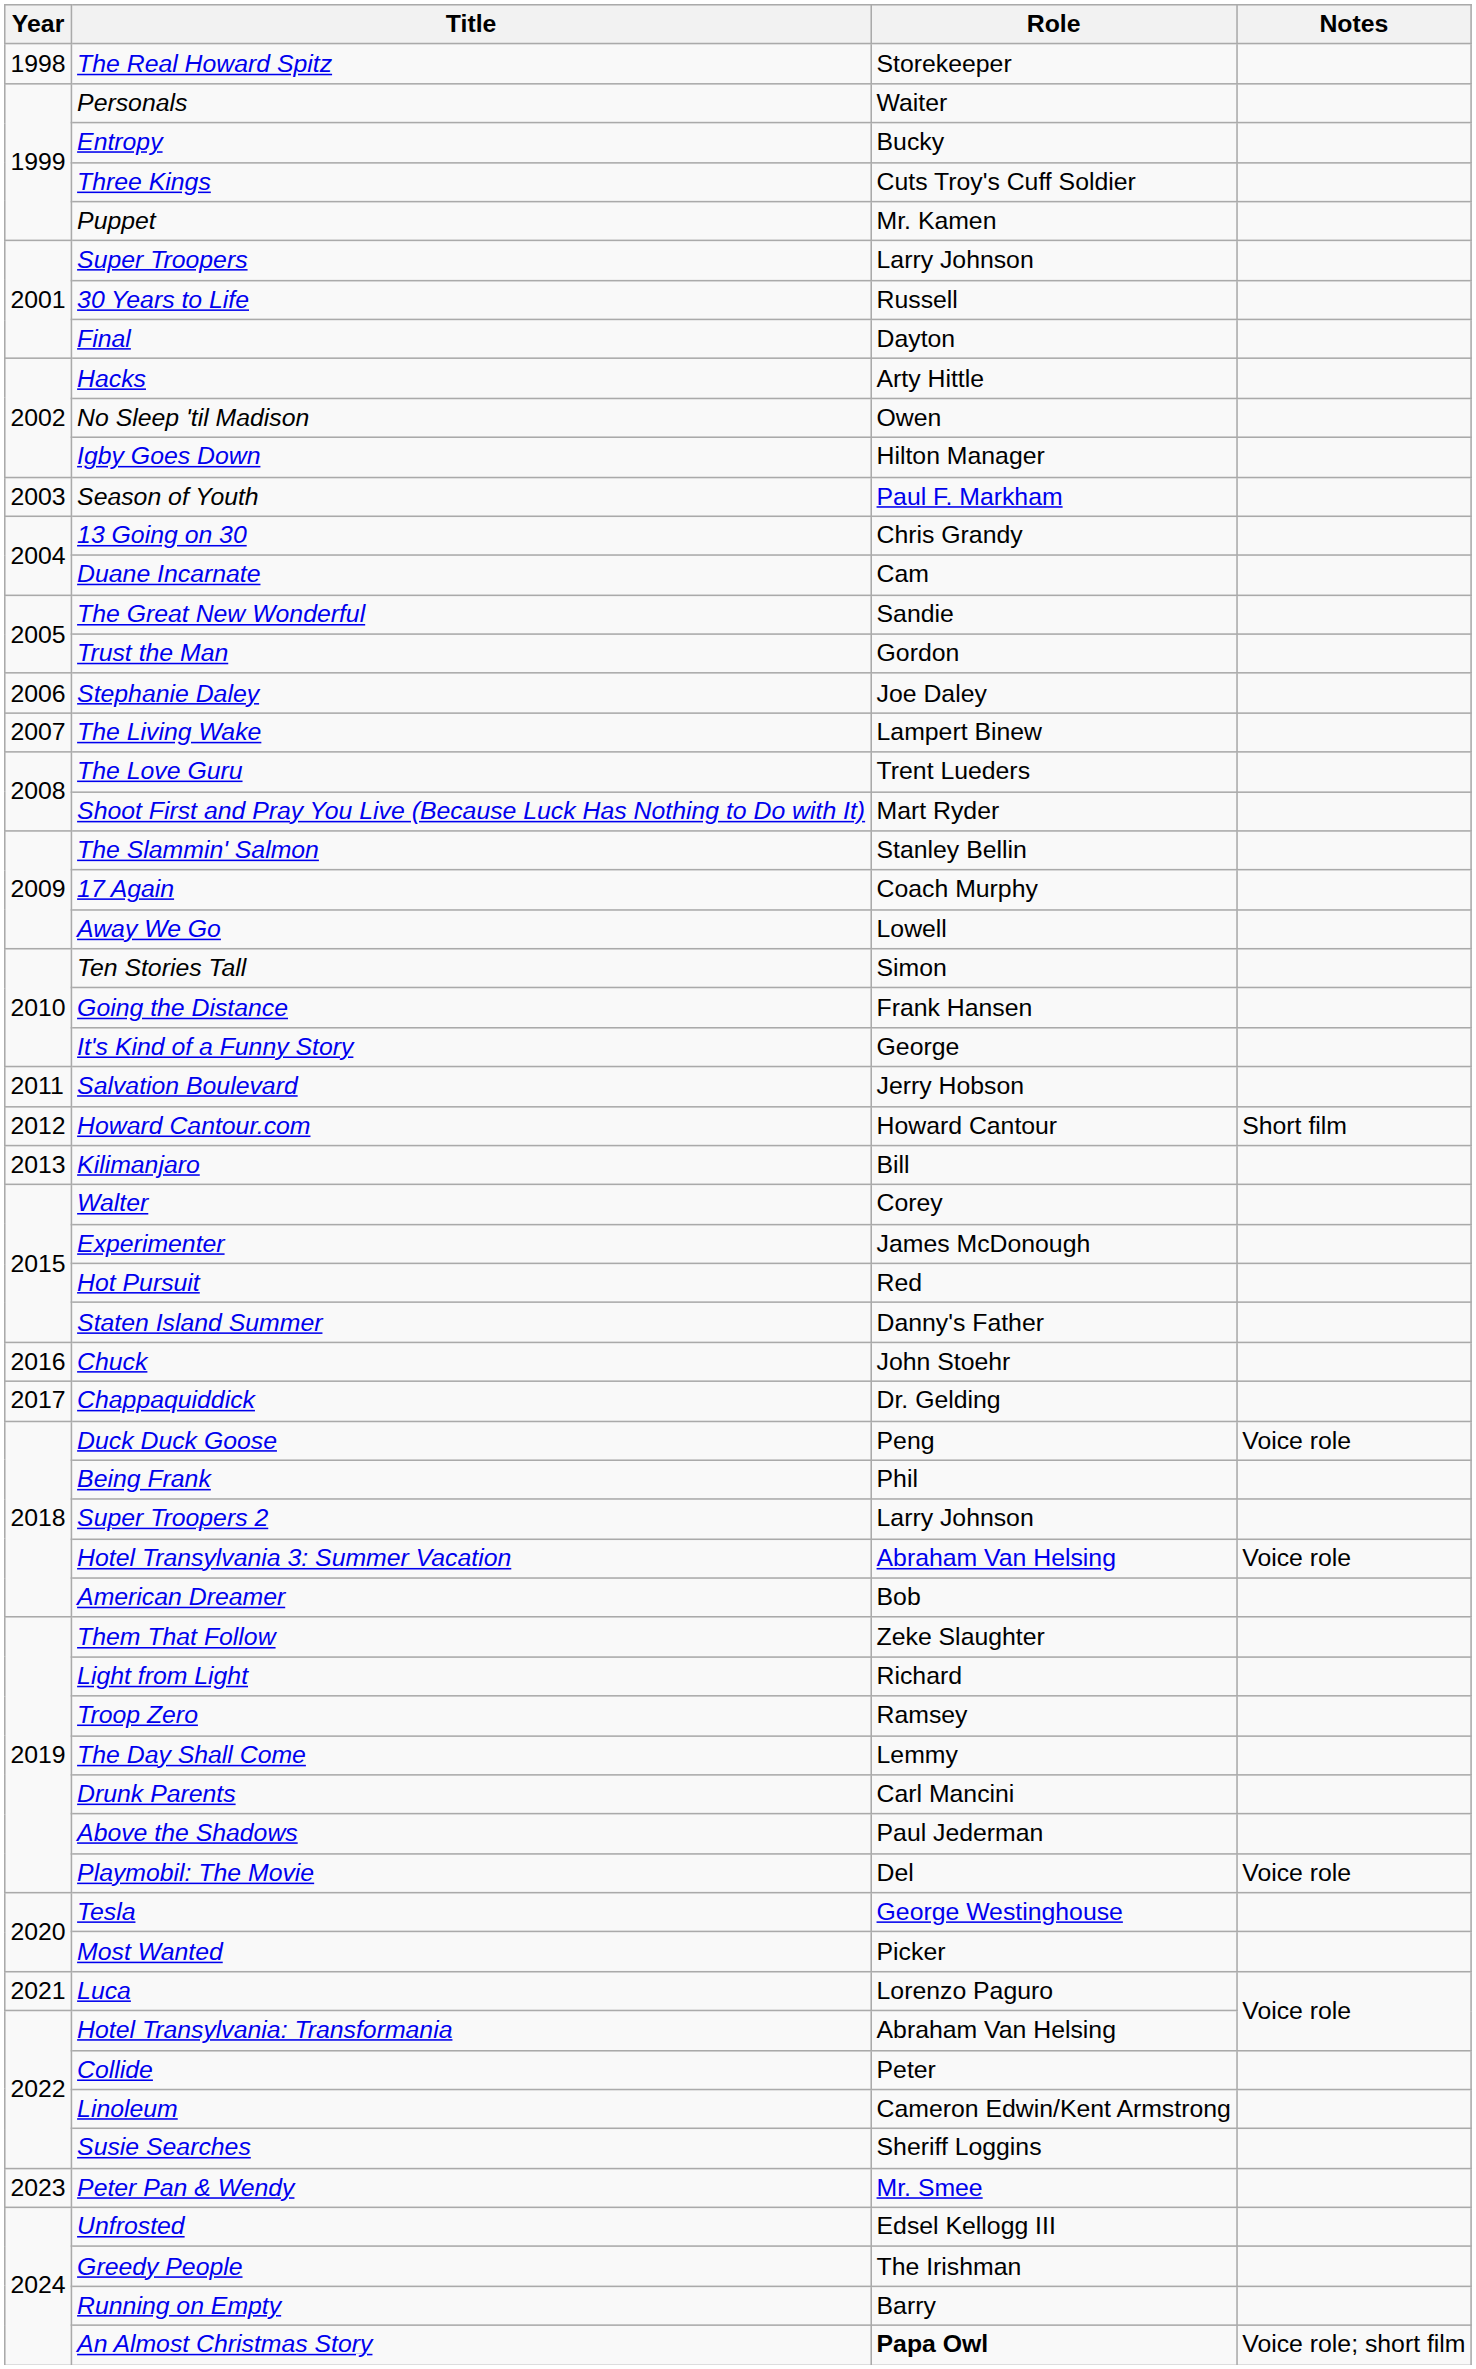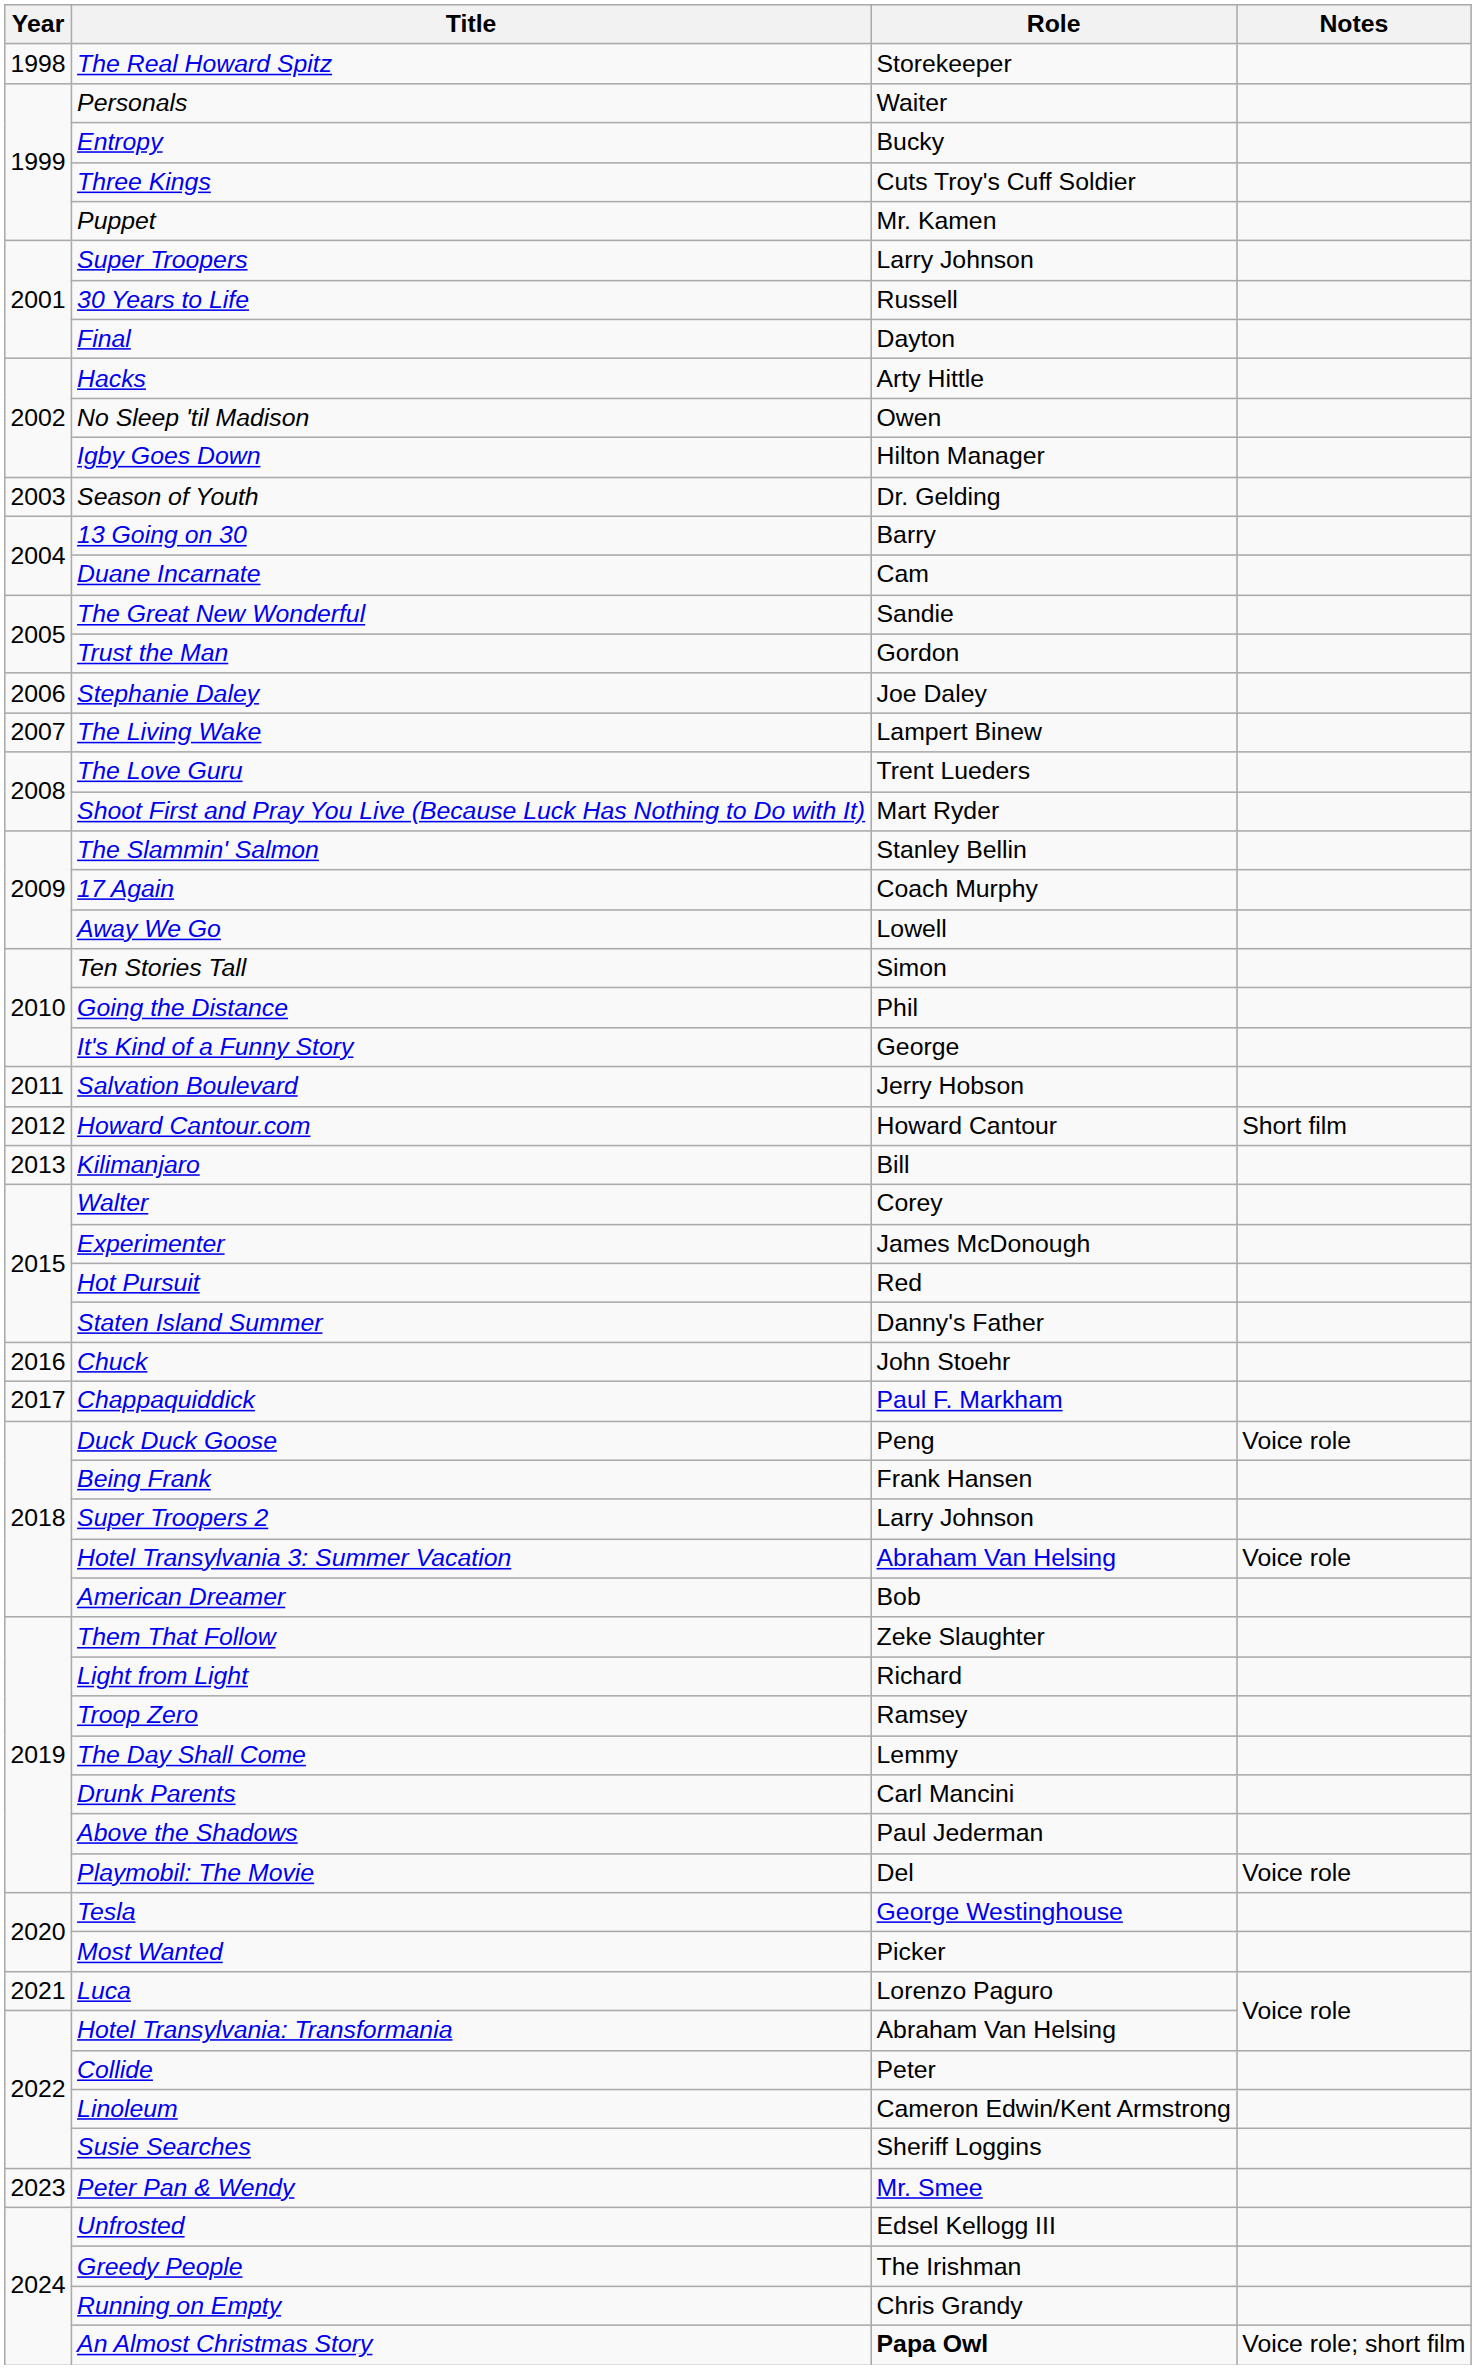(970, 496) Paul F. Markham -> (939, 496) Dr. Gelding
(950, 535) Chris Grandy -> (906, 535) Barry
(954, 1007) Frank Hansen -> (897, 1007) Phil
(939, 1400) Dr. Gelding -> (970, 1400) Paul F. Markham
(897, 1479) Phil -> (954, 1479) Frank Hansen
(906, 2305) Barry -> (950, 2305) Chris Grandy
